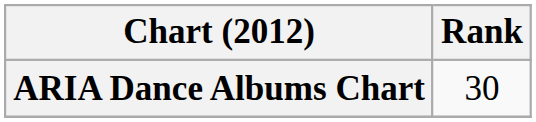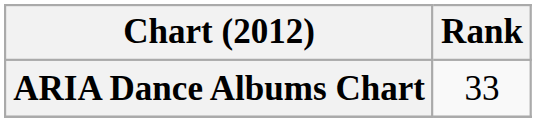(482, 87) 30 -> (482, 87) 33
